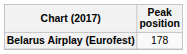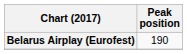(160, 40) 178 -> (160, 40) 190
